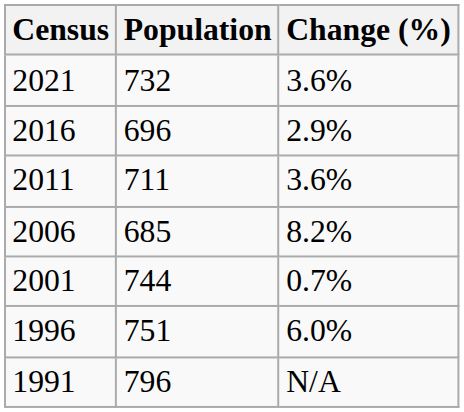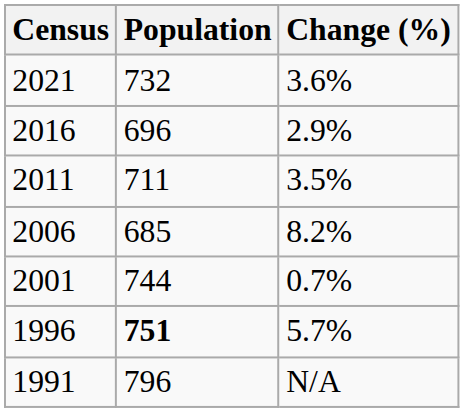(319, 180) 3.6% -> (319, 180) 3.5%
(147, 331) normal -> (147, 331) bold
(319, 331) 6.0% -> (319, 331) 5.7%
